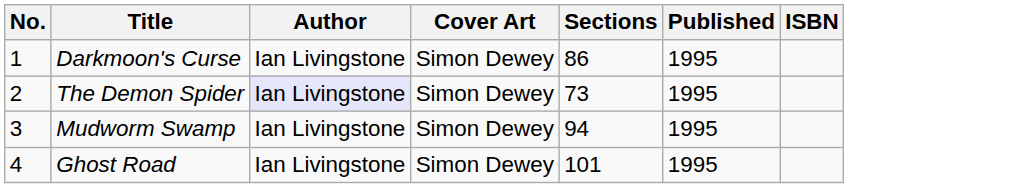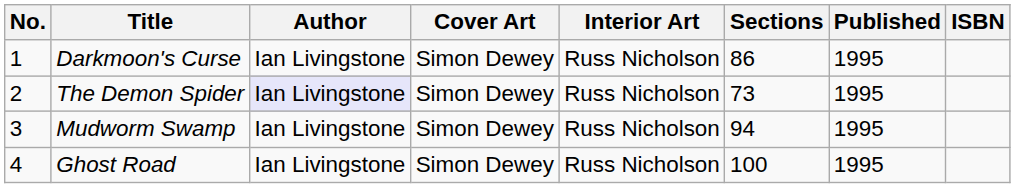+ column: (642, 22)
(583, 164) 101 -> (749, 164) 100
